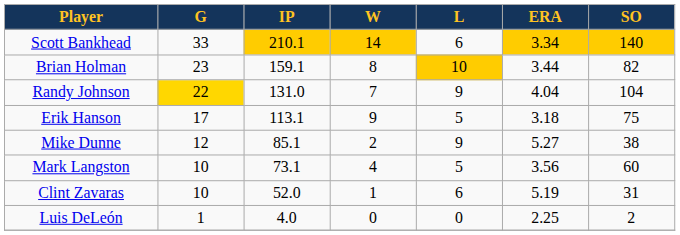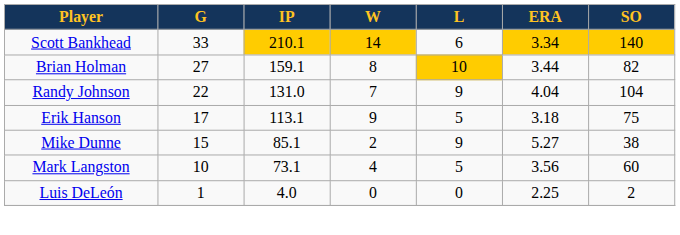(201, 67) 23 -> (201, 67) 27
(201, 92) gold background -> (201, 92) no background
(201, 142) 12 -> (201, 142) 15
- row: (81, 192)
